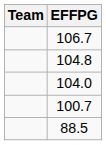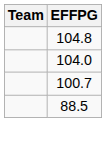- row: (74, 38)
